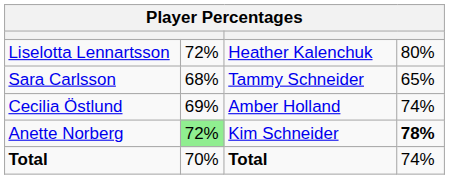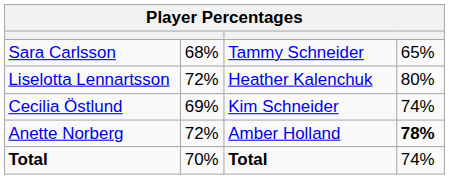rows swapped: (89, 52) <-> (62, 79)
(284, 106) Amber Holland -> (283, 106) Kim Schneider
(202, 133) lightgreen background -> (202, 133) no background
(283, 133) Kim Schneider -> (284, 133) Amber Holland
